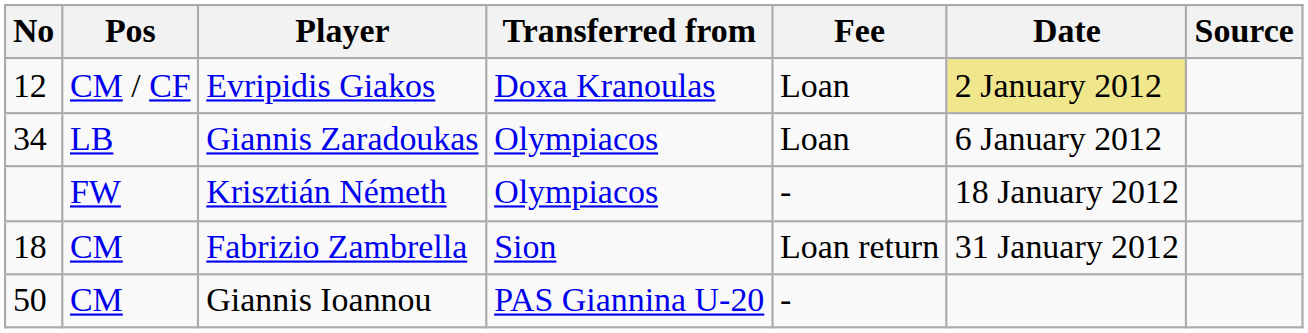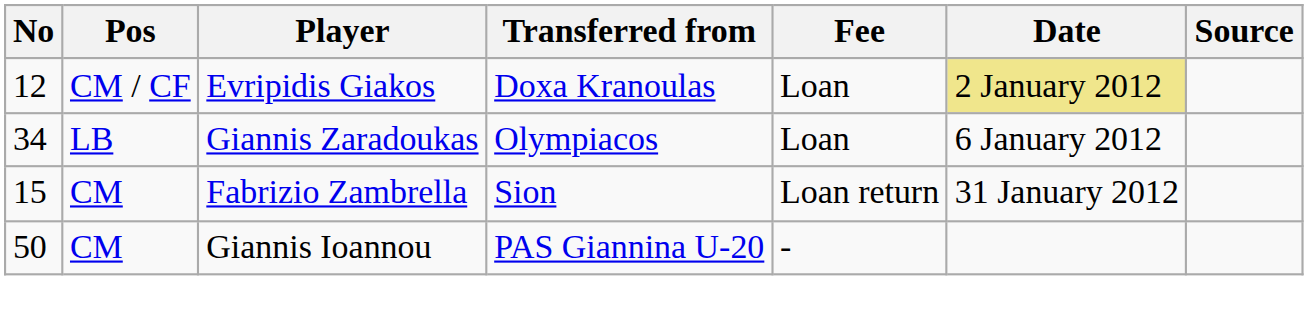- row: (326, 192)
(30, 246) 18 -> (30, 192) 15
